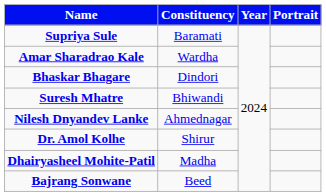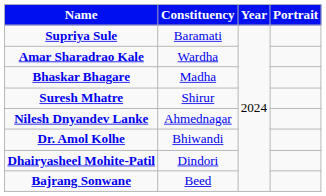(198, 77) Dindori -> (198, 77) Madha
(198, 98) Bhiwandi -> (198, 98) Shirur
(198, 139) Shirur -> (198, 139) Bhiwandi
(198, 160) Madha -> (198, 160) Dindori
